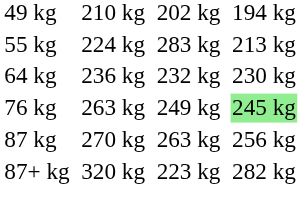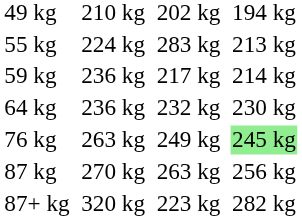+ row: (30, 75)
